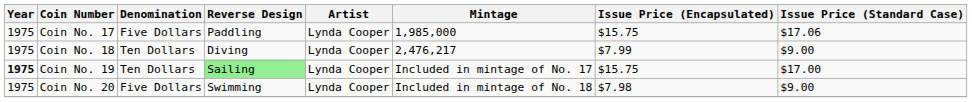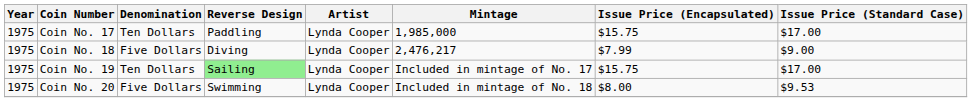(161, 32) Five Dollars -> (157, 32) Ten Dollars
(801, 32) $17.06 -> (801, 32) $17.00
(157, 51) Ten Dollars -> (161, 51) Five Dollars
(21, 69) bold -> (21, 69) normal
(615, 87) $7.98 -> (615, 87) $8.00
(797, 87) $9.00 -> (797, 87) $9.53
